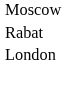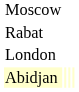+ row: (31, 77)
